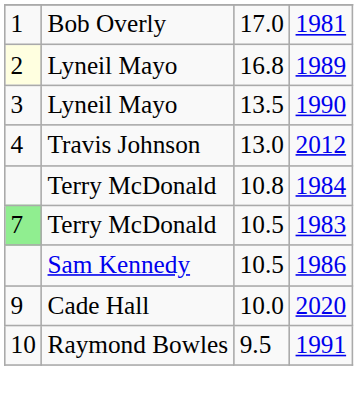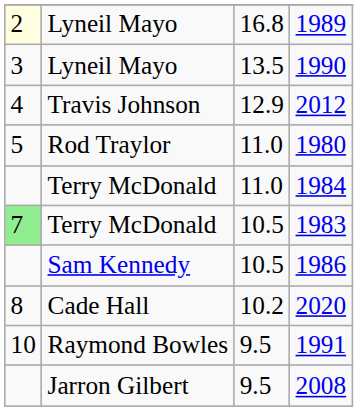- row: (321, 24)
(262, 144) 13.0 -> (262, 104) 12.9
+ row: (321, 144)
(262, 184) 10.8 -> (261, 184) 11.0
(17, 305) 9 -> (17, 305) 8
(262, 305) 10.0 -> (262, 305) 10.2
+ row: (321, 385)
